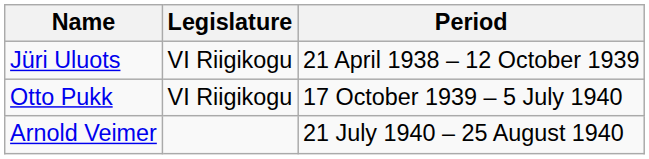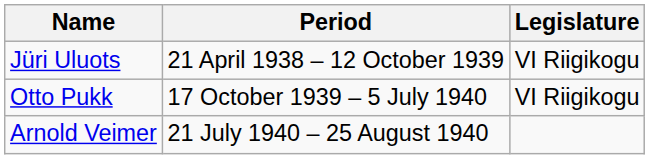columns swapped: (471, 23) <-> (230, 23)
